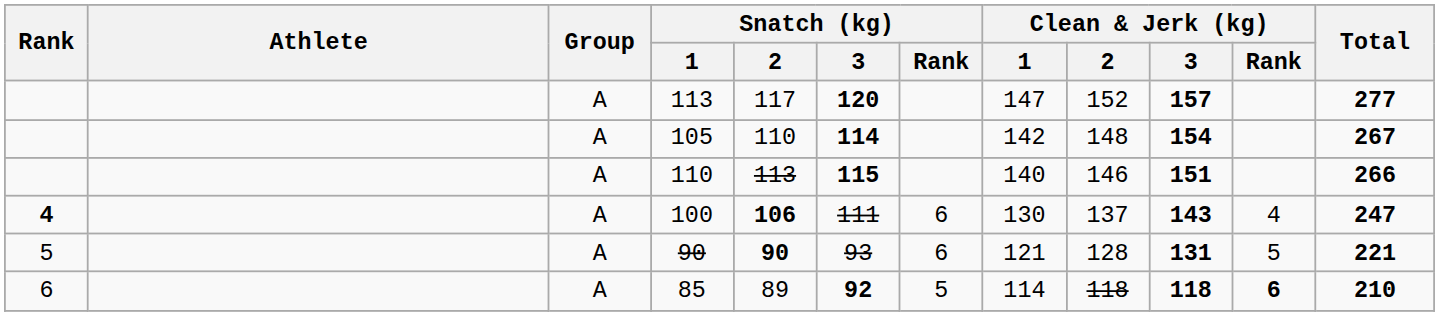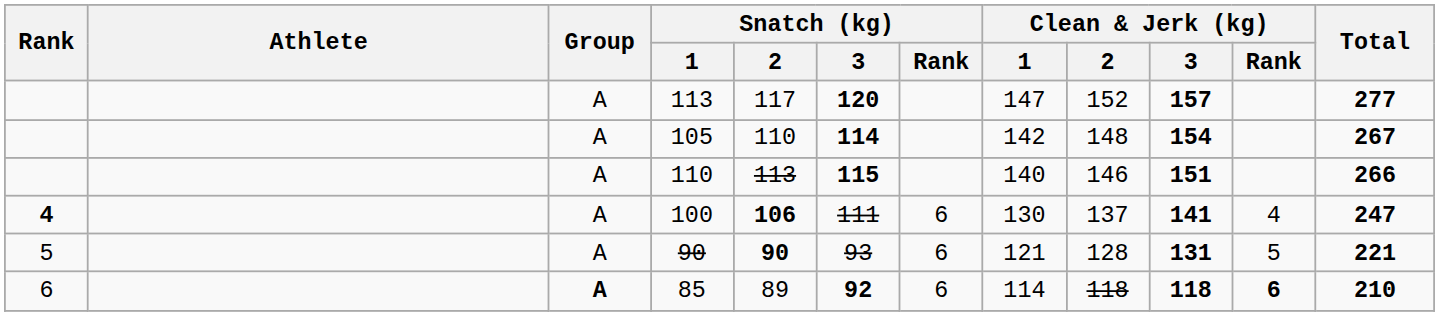(1191, 215) 143 -> (1191, 215) 141
(600, 291) normal -> (600, 291) bold
(941, 291) 5 -> (941, 291) 6
